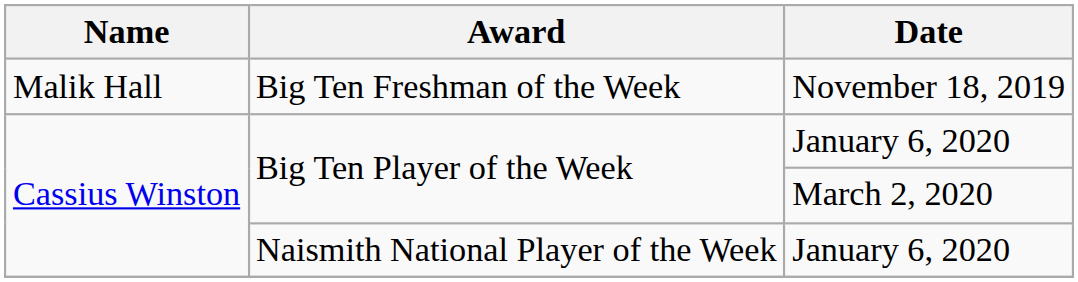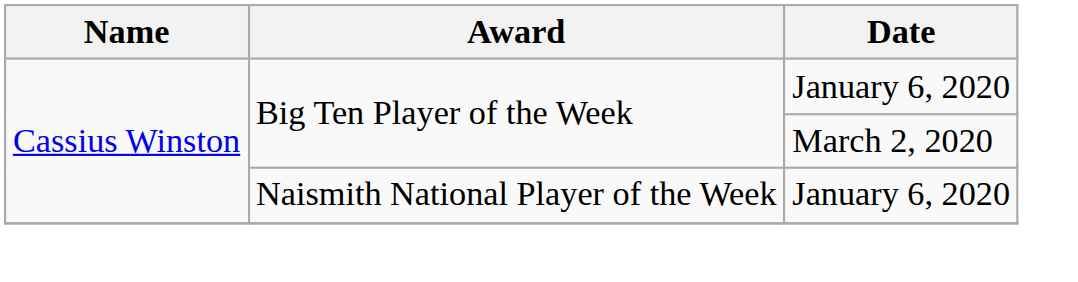- row: (468, 85)
